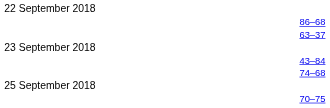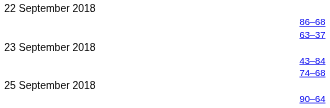+ row: (132, 99)
- row: (132, 99)
